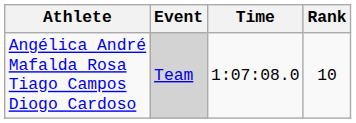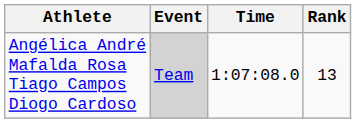(327, 75) 10 -> (327, 75) 13
